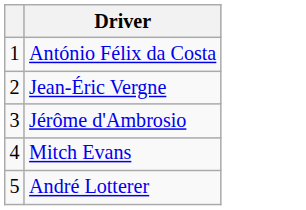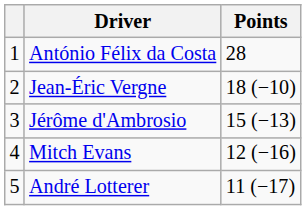+ column: (261, 20)
